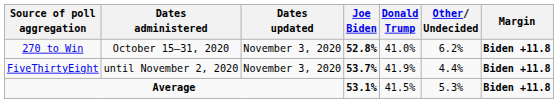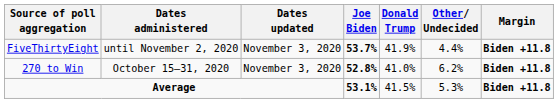rows swapped: (53, 48) <-> (53, 68)
